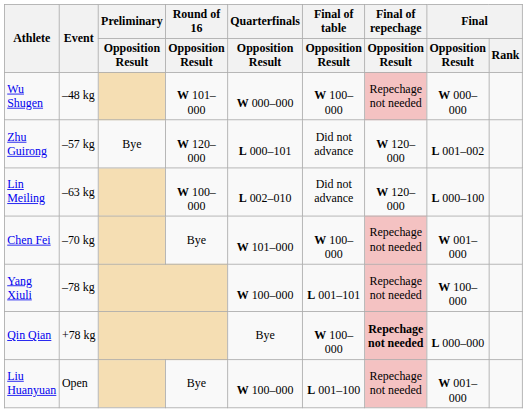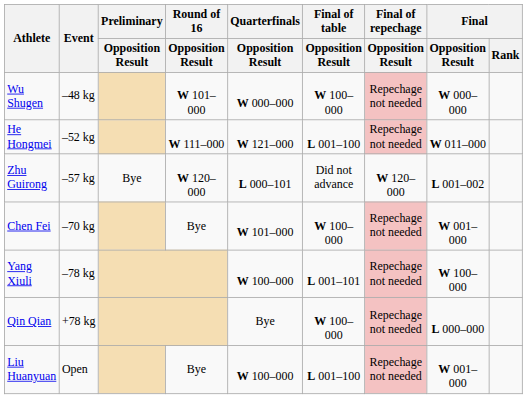+ row: (29, 137)
- row: (26, 192)
(396, 336) bold -> (396, 322) normal
